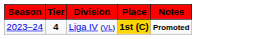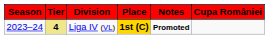+ column: (228, 12)
(56, 27) no background -> (56, 27) khaki background
